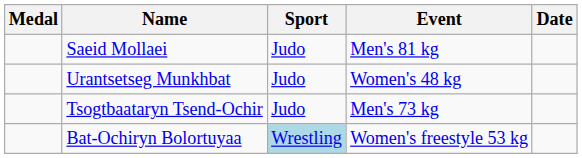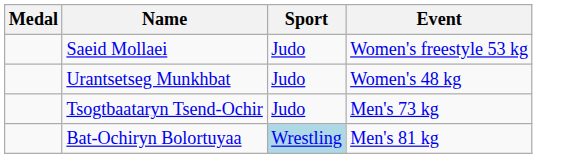- column: (555, 19)
(394, 49) Men's 81 kg -> (439, 49) Women's freestyle 53 kg
(439, 138) Women's freestyle 53 kg -> (394, 138) Men's 81 kg
